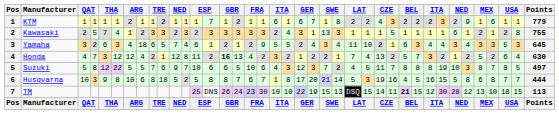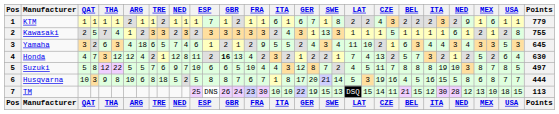(263, 69) 6 -> (263, 69) 4
(313, 69) 3 -> (313, 69) 8
(405, 92) bold -> (405, 92) normal
